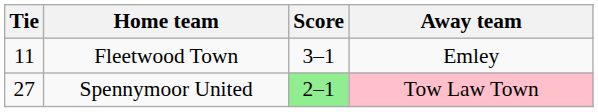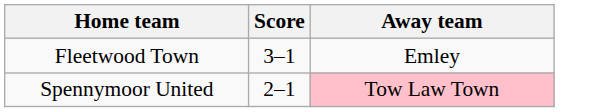- column: (24, 21)
(319, 89) lightgreen background -> (279, 89) no background
